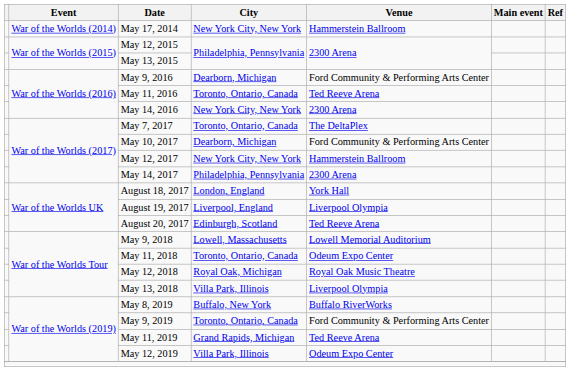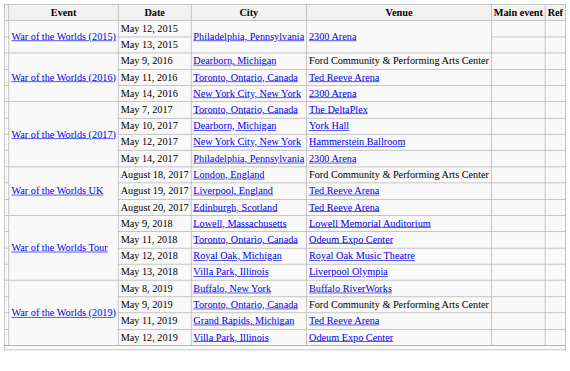- row: (149, 28)
(399, 142) Ford Community & Performing Arts Center -> (329, 126) York Hall
(329, 191) York Hall -> (399, 175) Ford Community & Performing Arts Center
(348, 207) Liverpool Olympia -> (344, 191) Ted Reeve Arena
